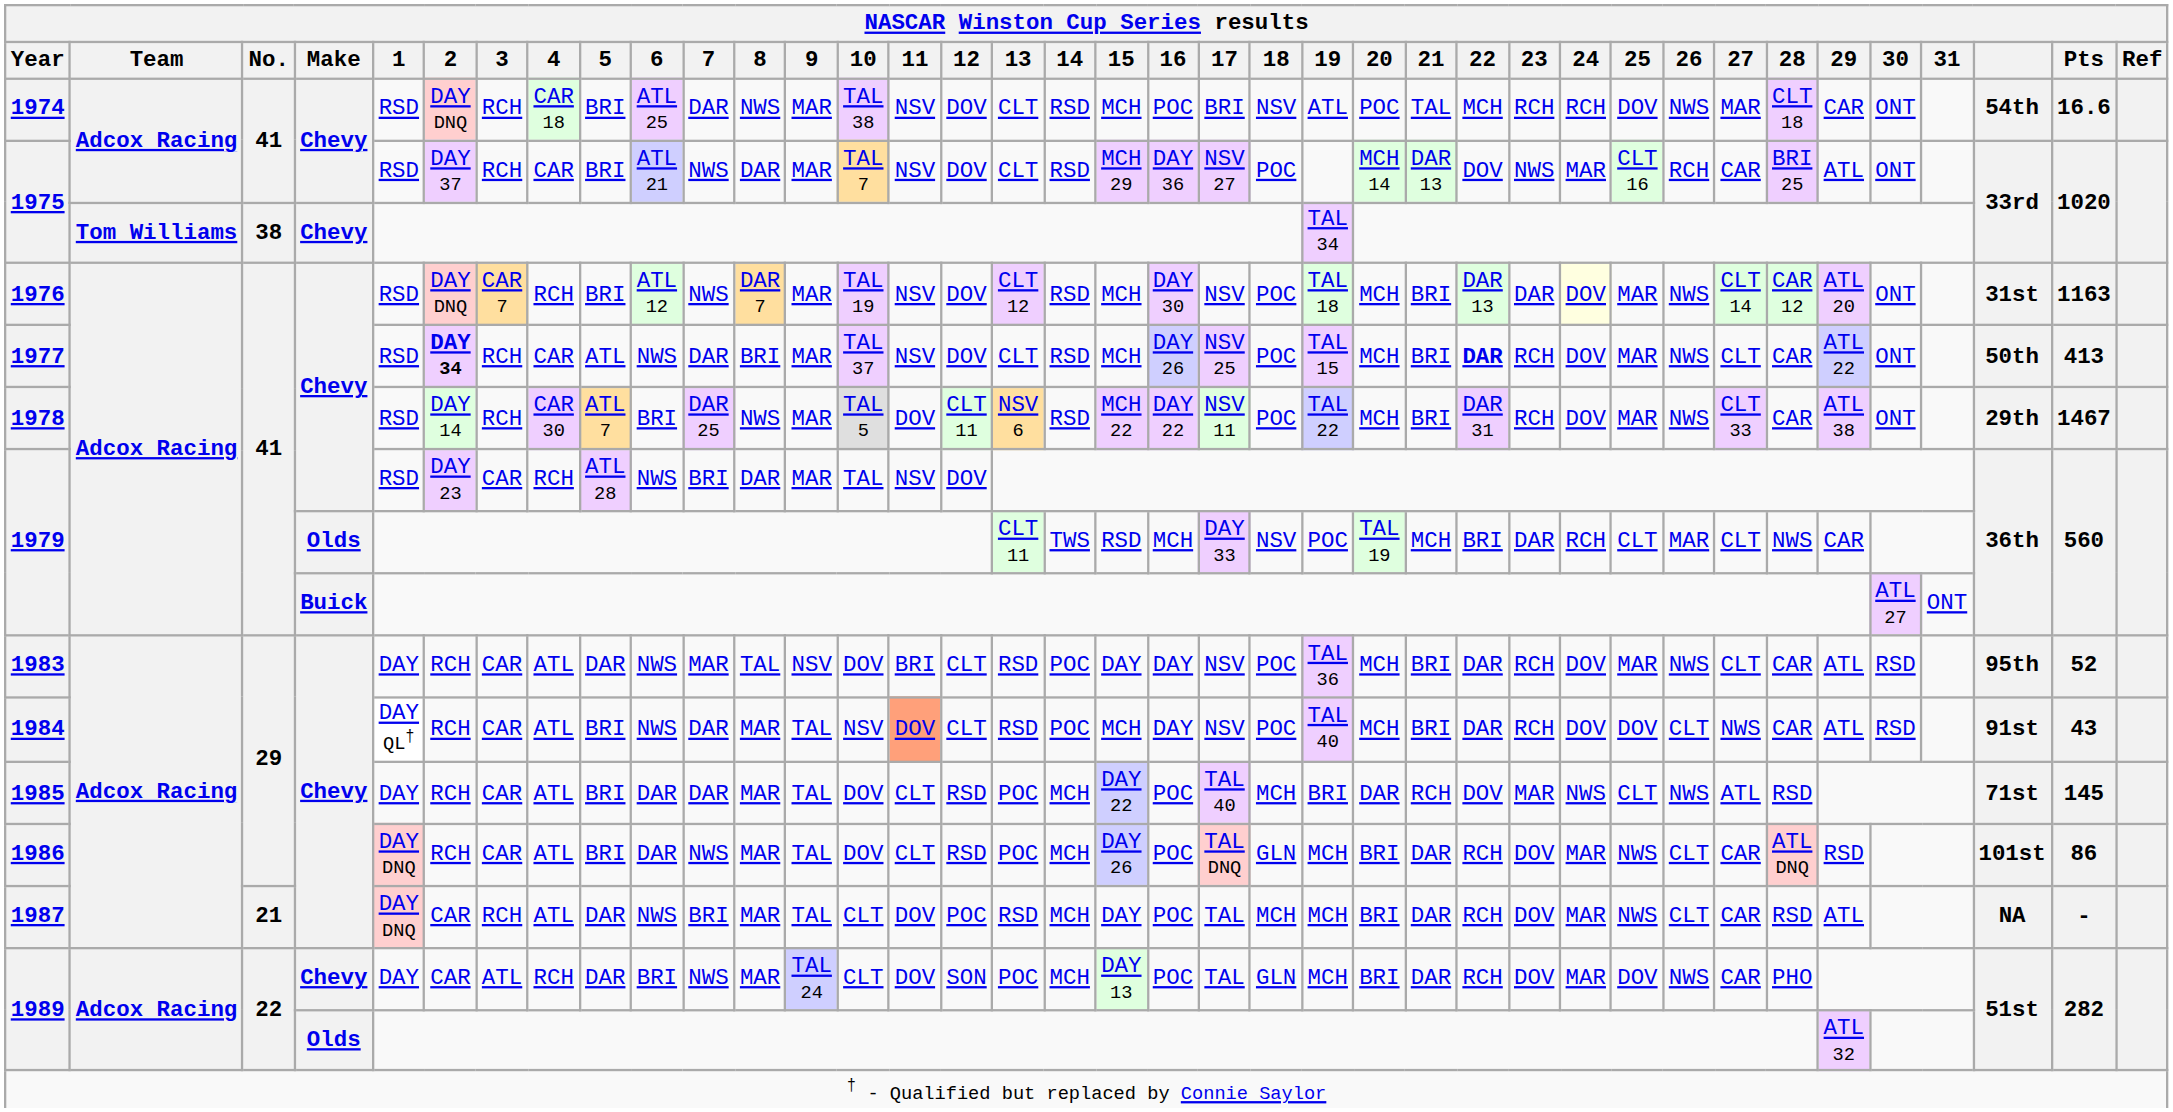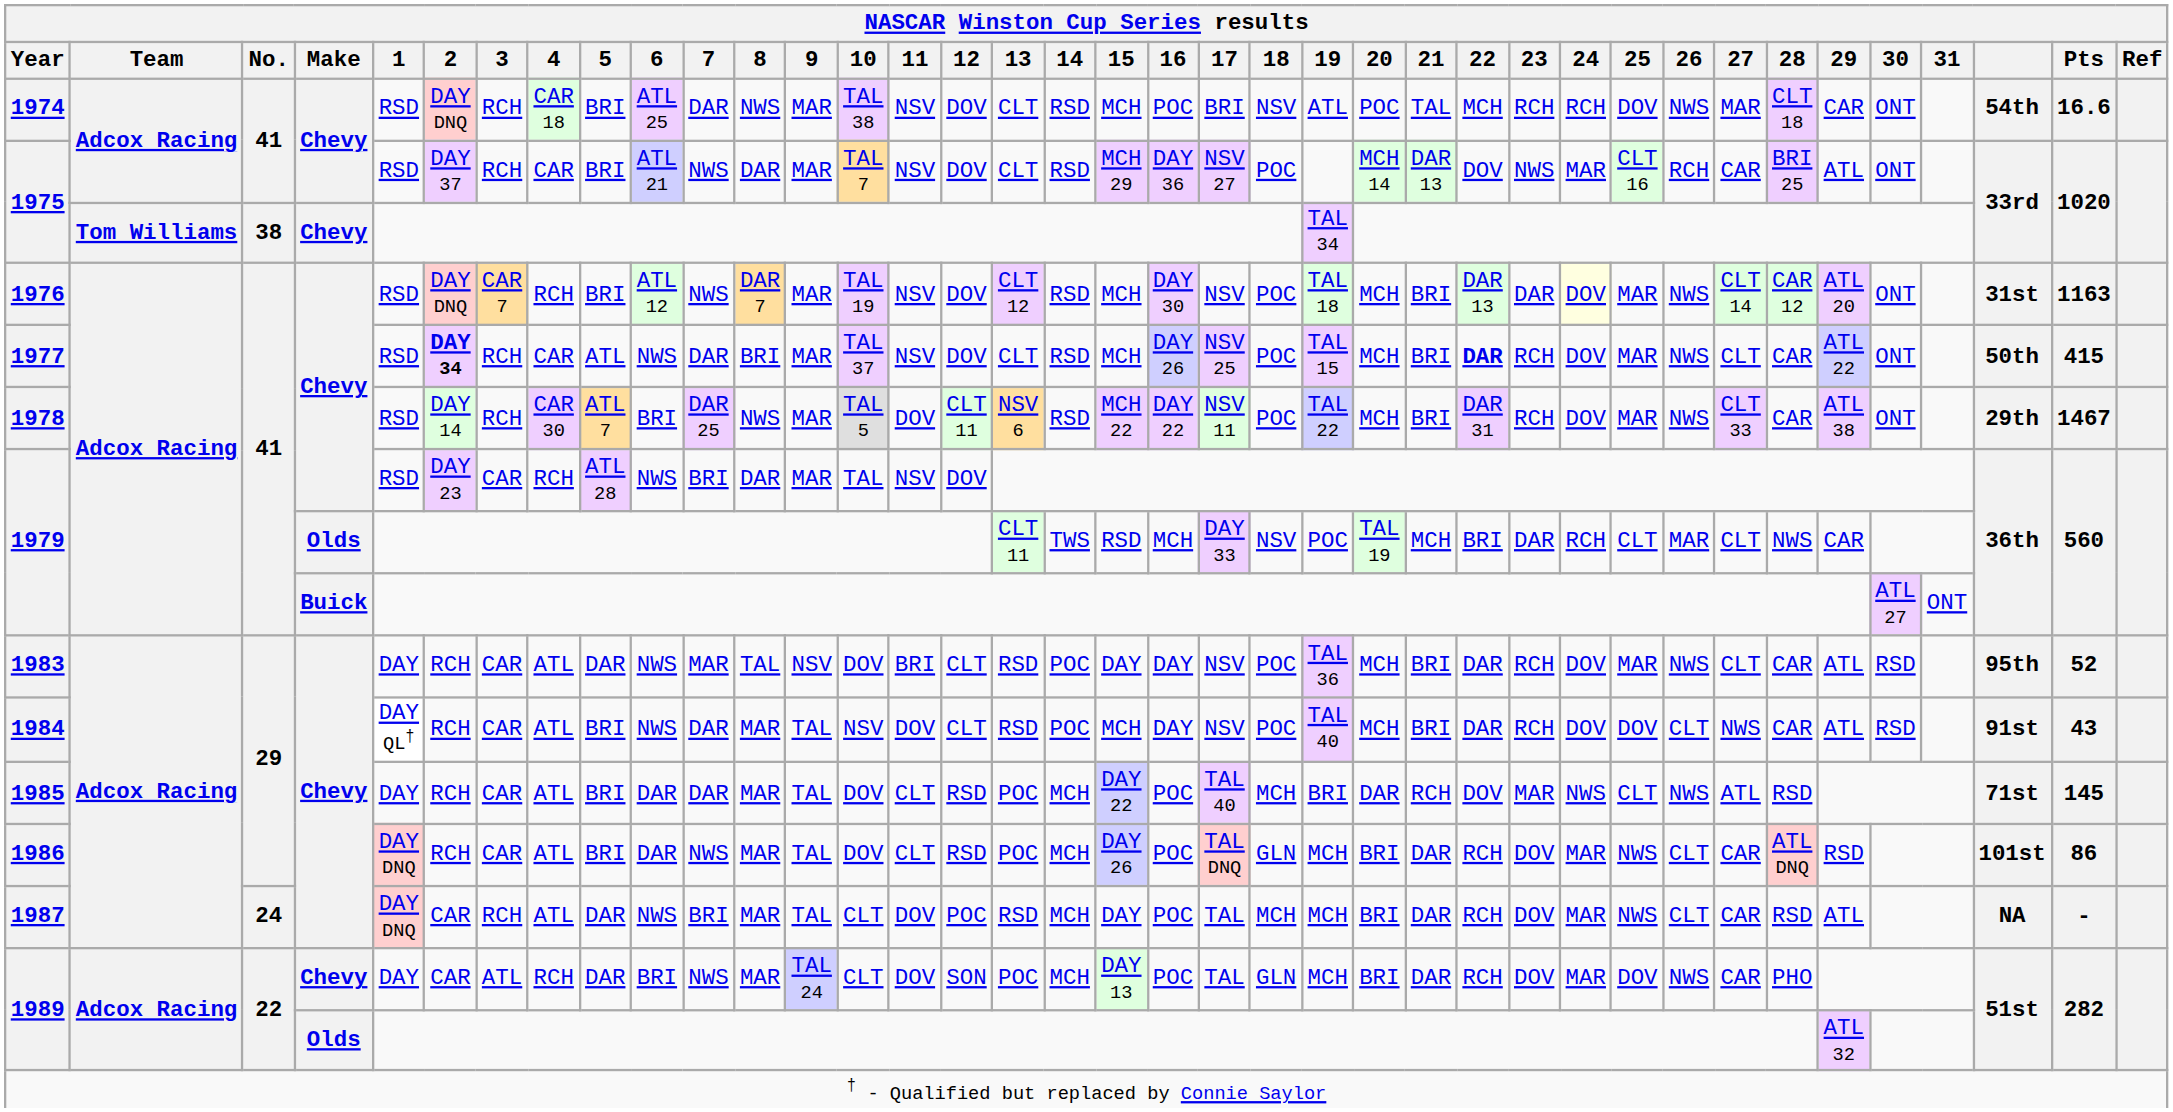(2084, 356) 413 -> (2084, 356) 415
(915, 729) lightsalmon background -> (915, 729) no background
(269, 916) 21 -> (269, 916) 24
